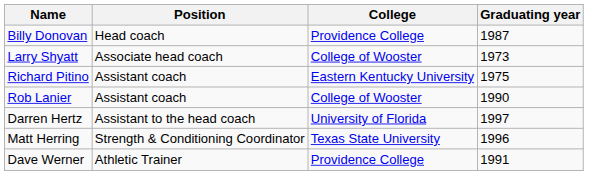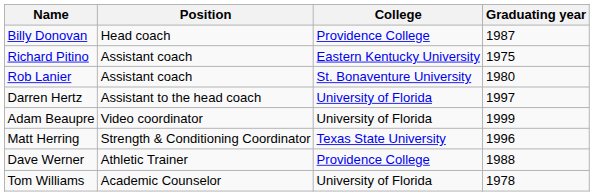- row: (43, 56)
(366, 98) College of Wooster -> (394, 77) St. Bonaventure University
(495, 98) 1990 -> (501, 77) 1980
+ row: (51, 118)
(495, 160) 1991 -> (501, 160) 1988
+ row: (46, 181)
